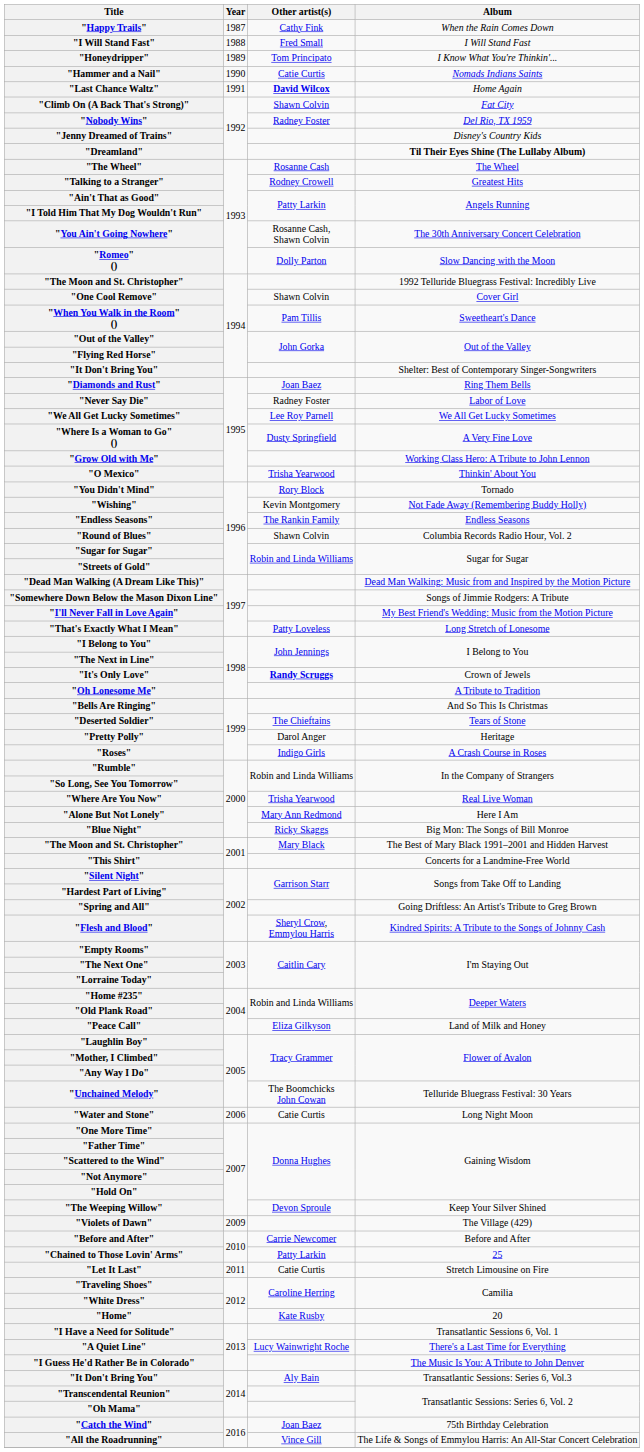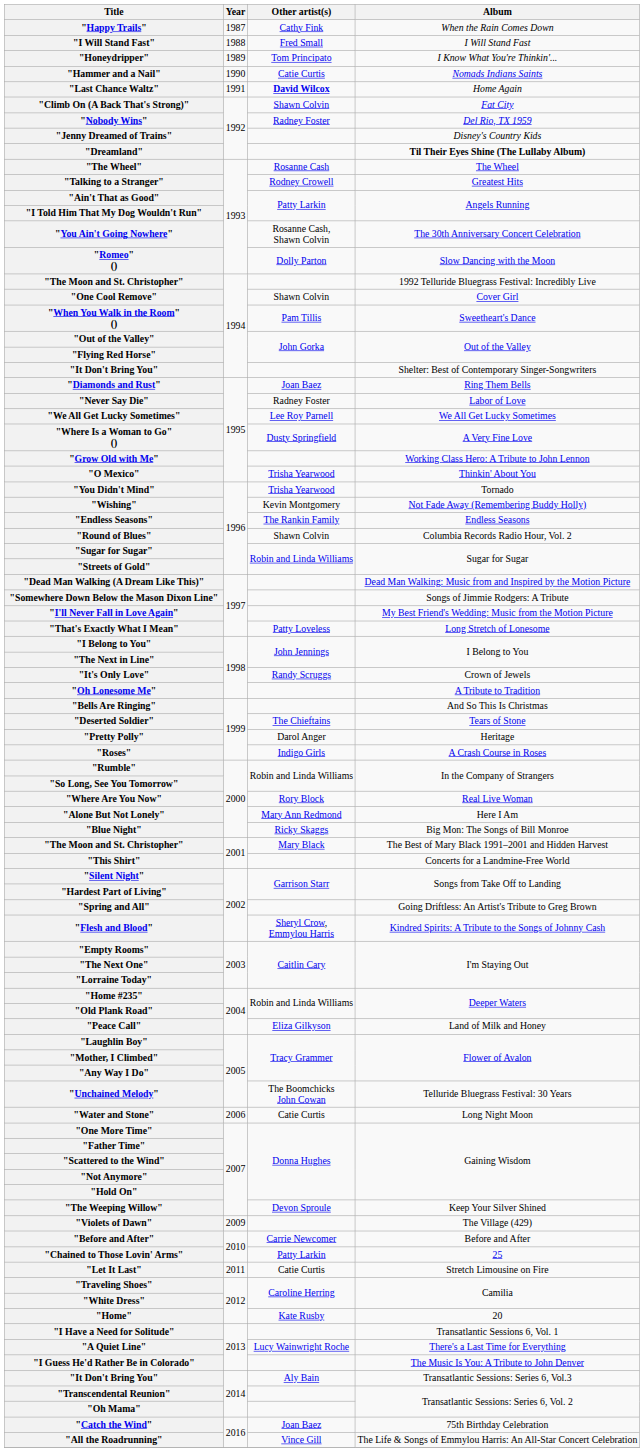(301, 489) Rory Block -> (301, 489) Trisha Yearwood
(301, 675) bold -> (301, 675) normal
(301, 799) Trisha Yearwood -> (301, 799) Rory Block
